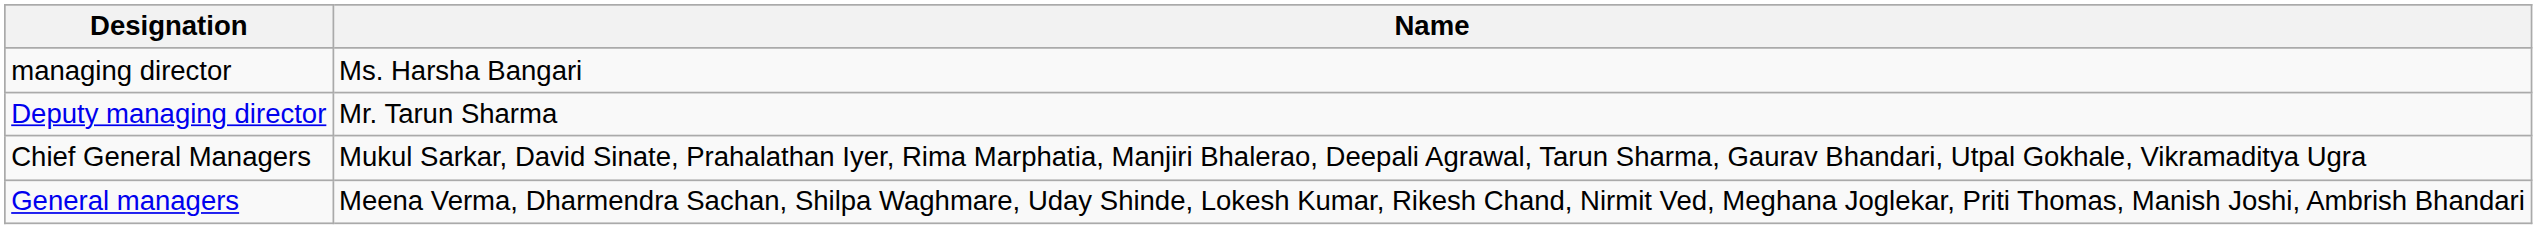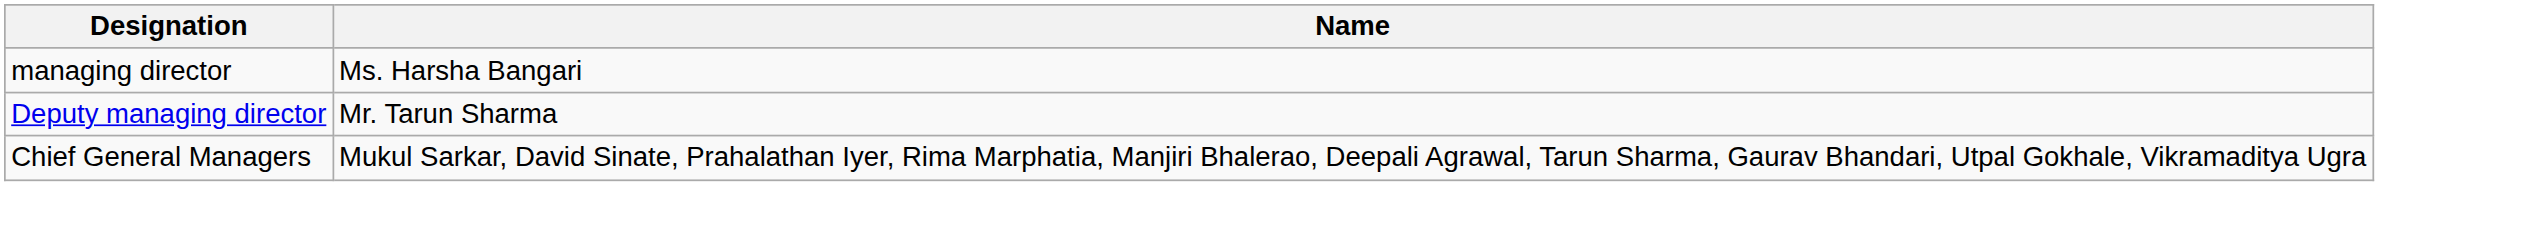- row: (125, 200)
